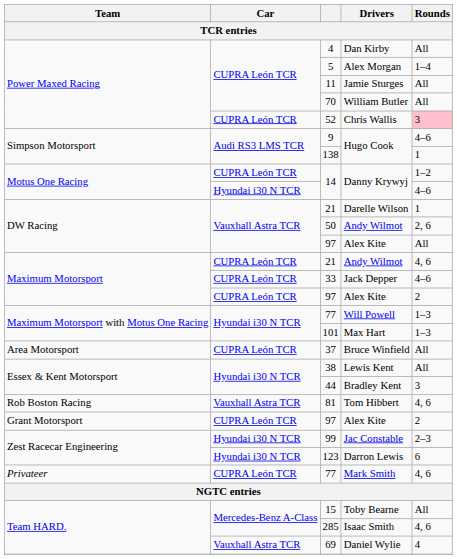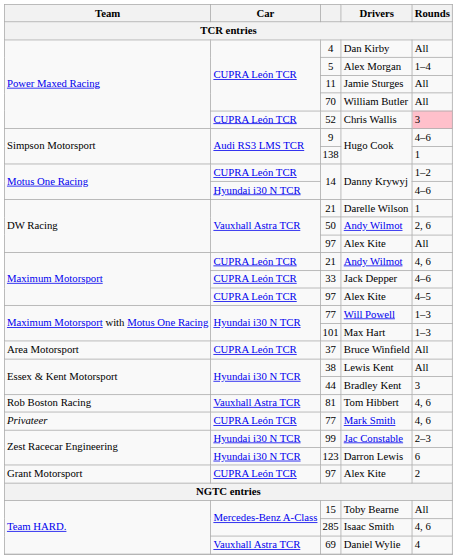(417, 296) 2 -> (423, 296) 4–5
rows swapped: (45, 420) <-> (27, 473)
